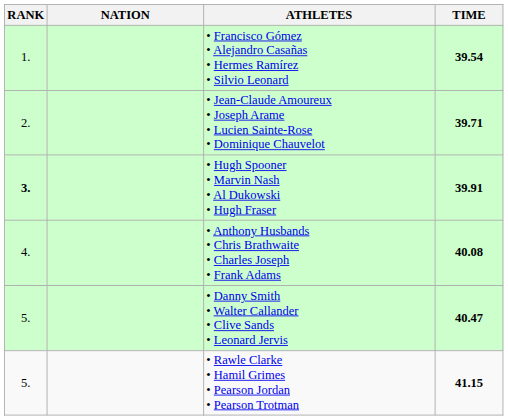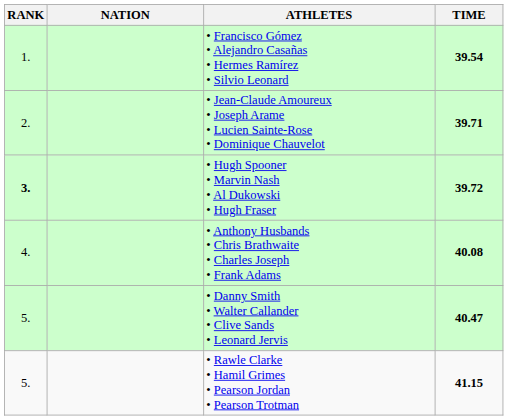(469, 188) 39.91 -> (469, 188) 39.72
